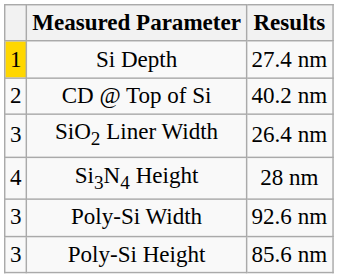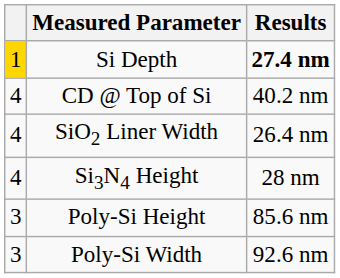(289, 59) normal -> (291, 59) bold
(16, 95) 2 -> (16, 95) 4
(16, 135) 3 -> (16, 135) 4
rows swapped: (137, 217) <-> (137, 254)
